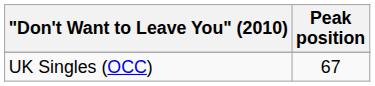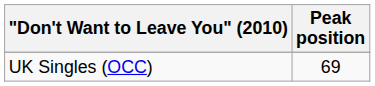(331, 66) 67 -> (331, 66) 69
